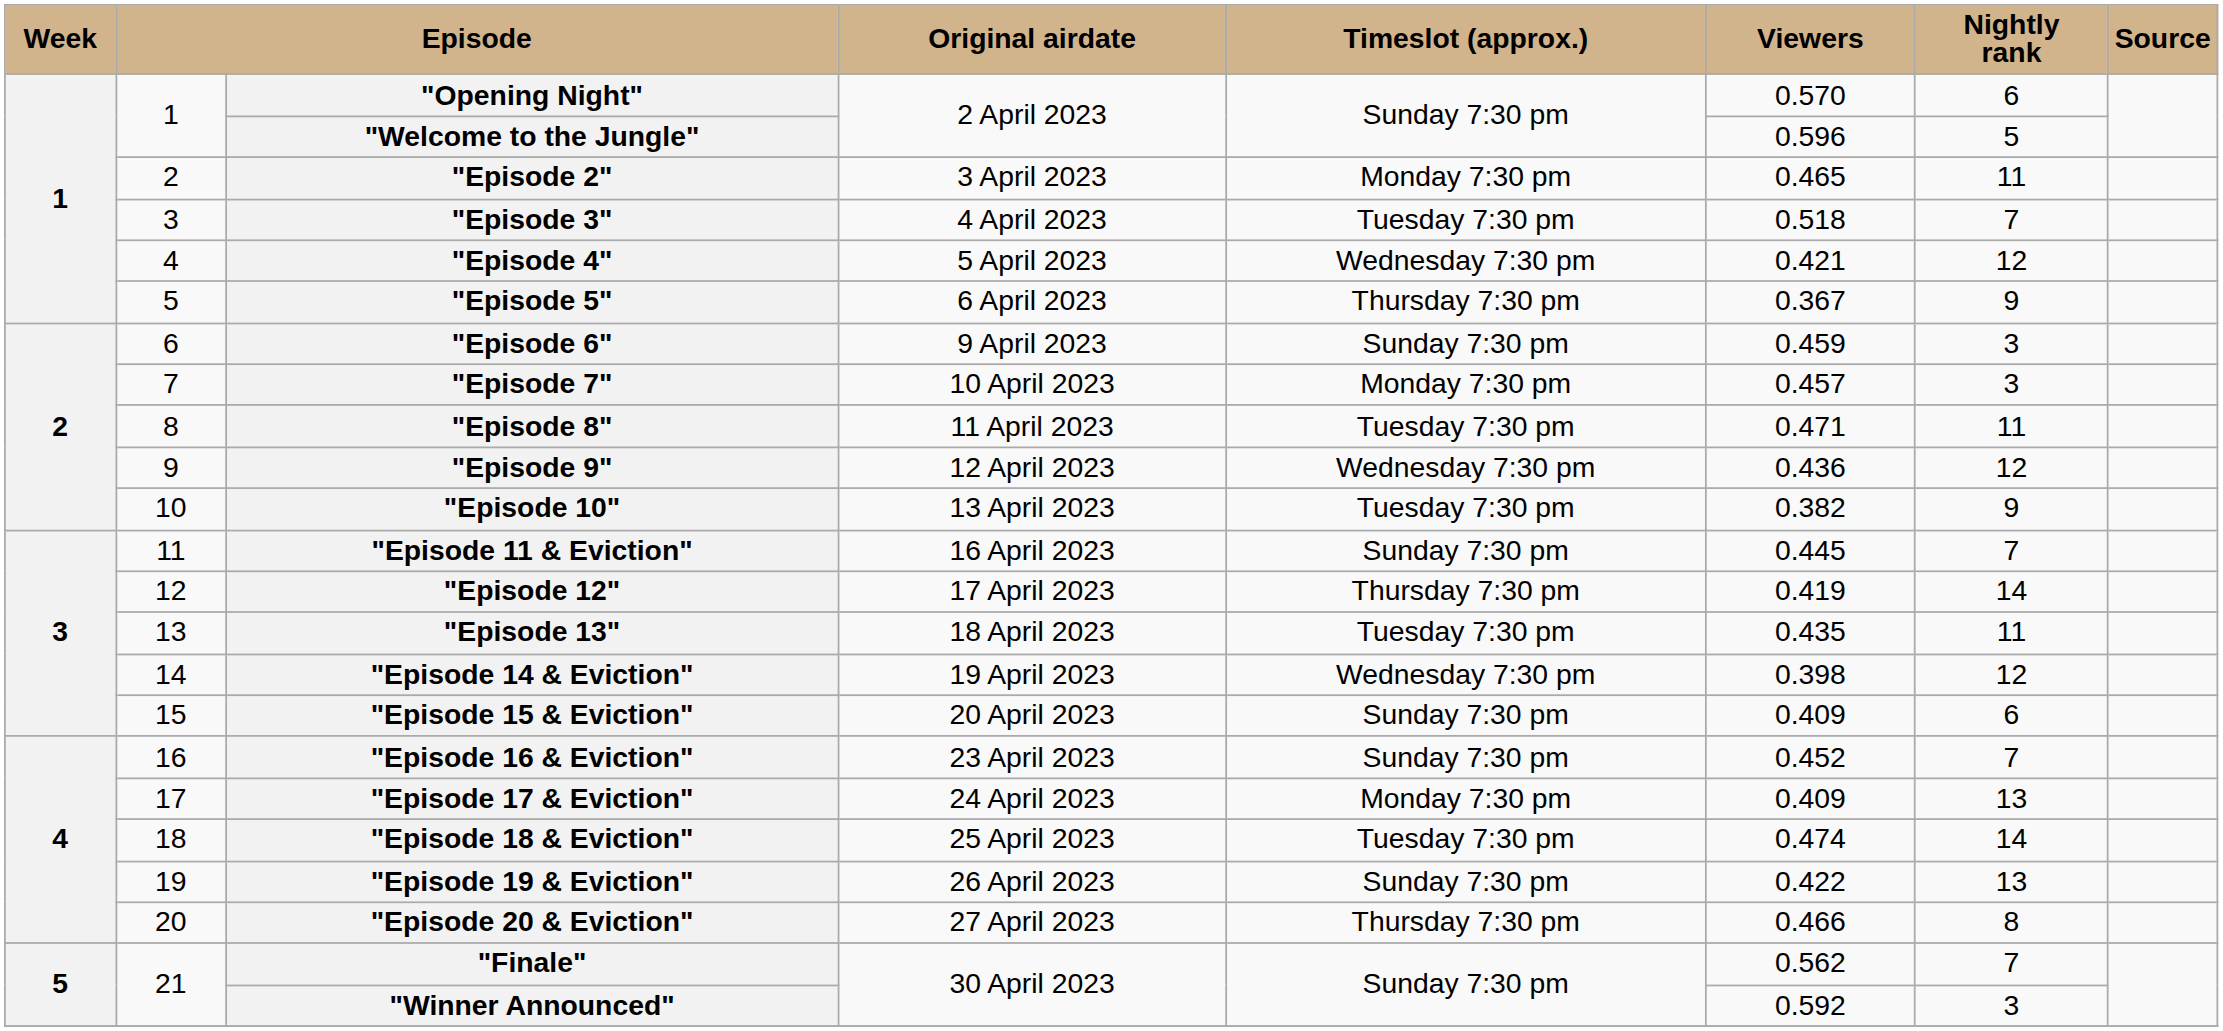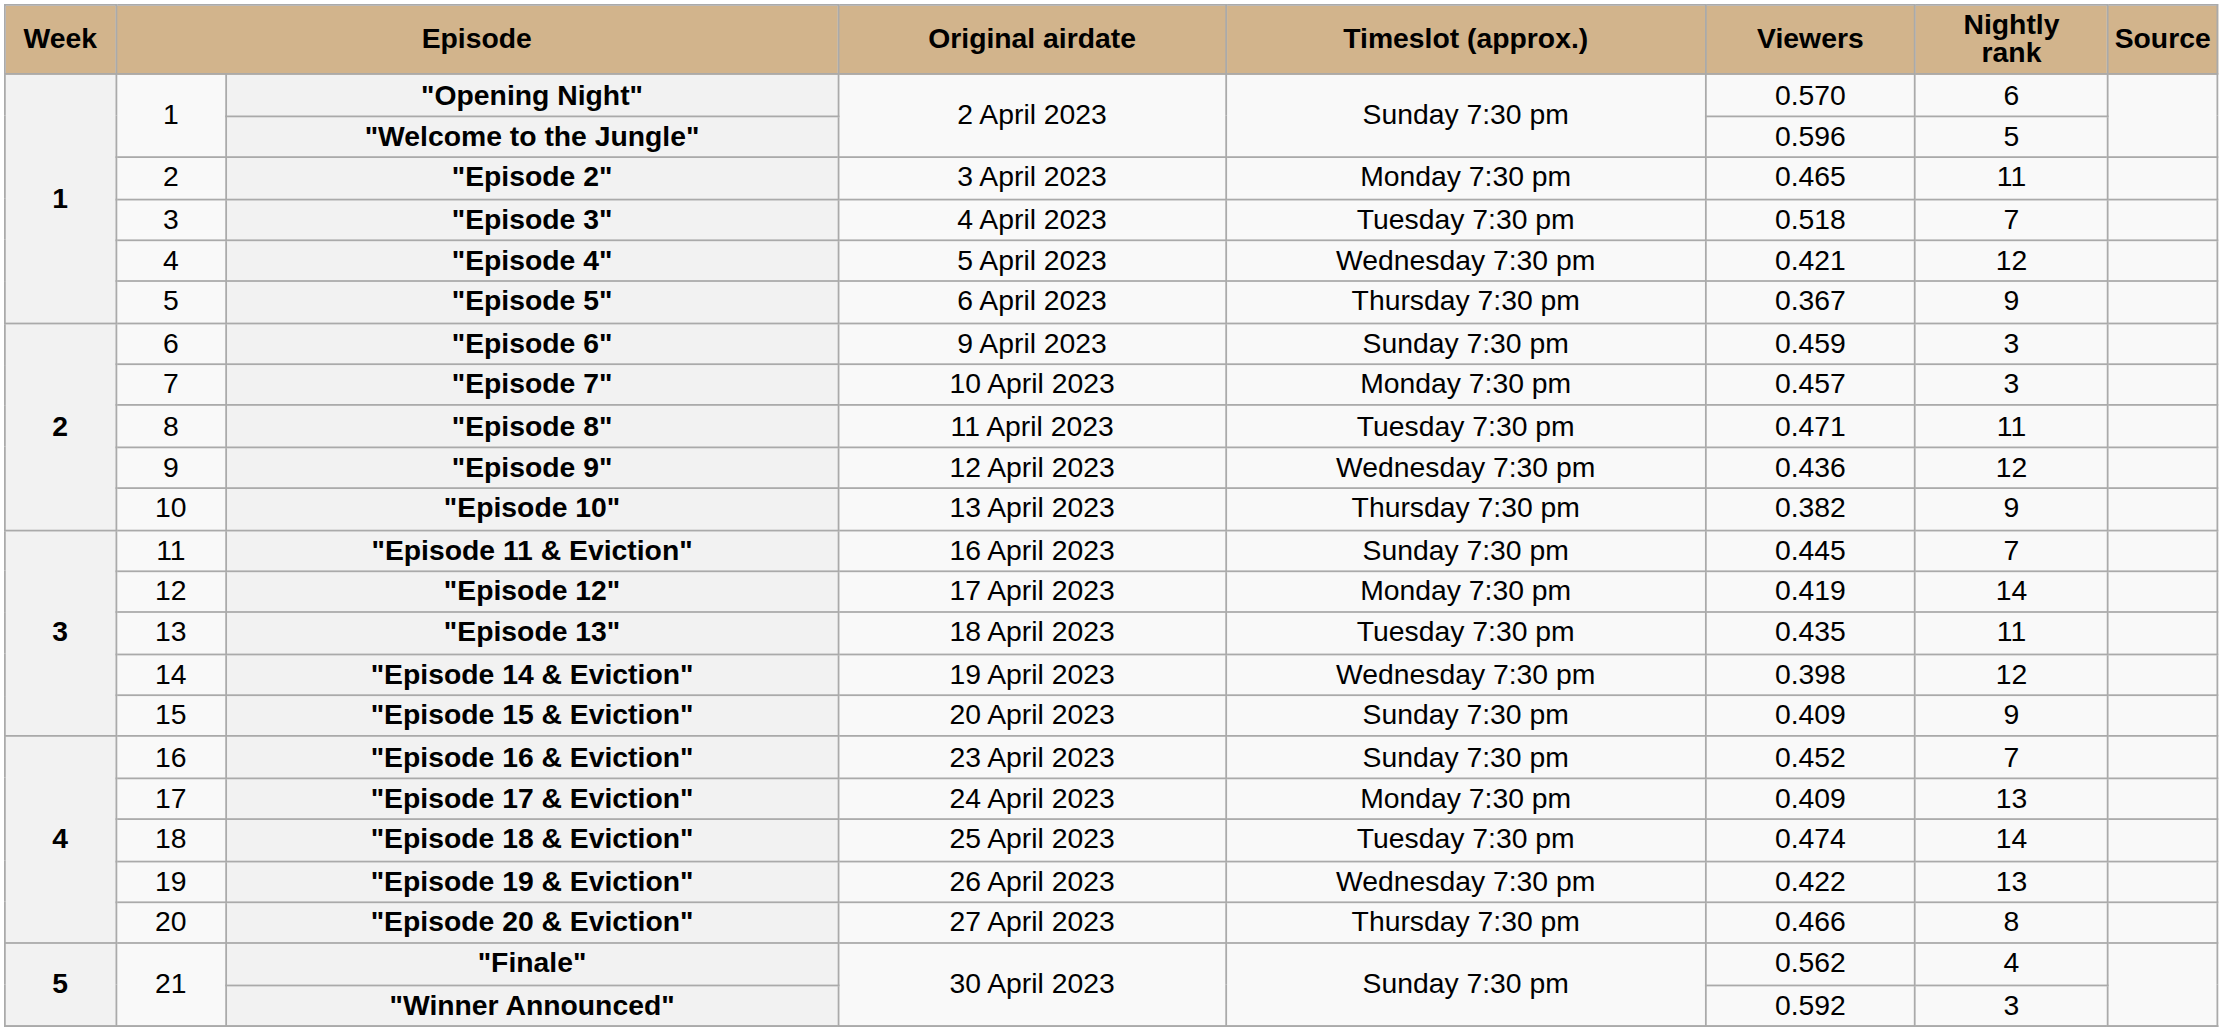(1466, 508) Tuesday 7:30 pm -> (1466, 508) Thursday 7:30 pm
(1466, 591) Thursday 7:30 pm -> (1466, 591) Monday 7:30 pm
(2011, 715) 6 -> (2011, 715) 9
(1466, 880) Sunday 7:30 pm -> (1466, 880) Wednesday 7:30 pm
(2011, 963) 7 -> (2011, 963) 4
